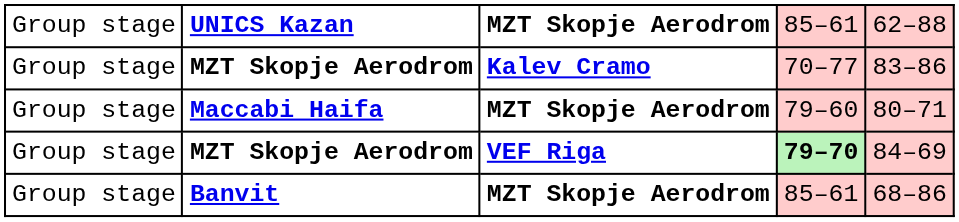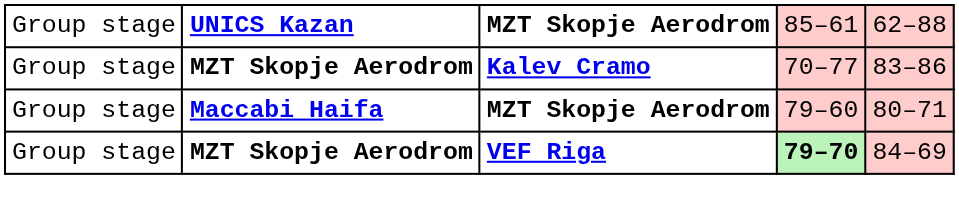- row: (235, 195)
